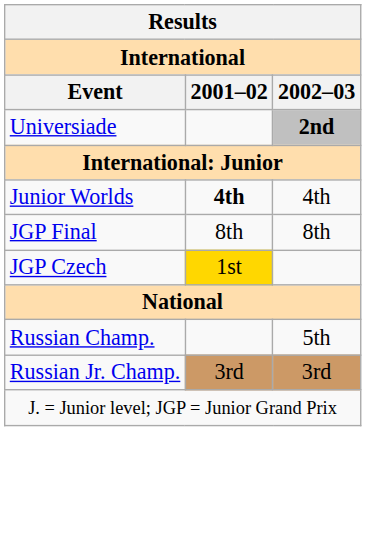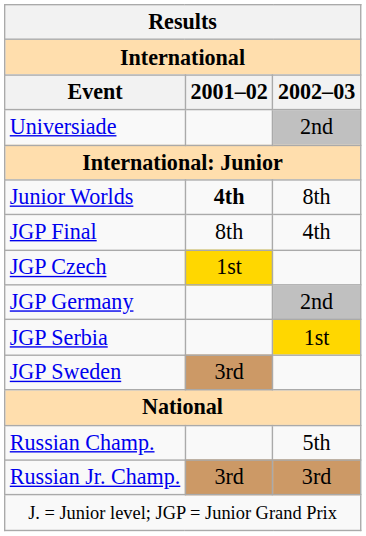(317, 127) bold -> (317, 127) normal
(317, 197) 4th -> (317, 197) 8th
(317, 232) 8th -> (317, 232) 4th
+ row: (72, 302)
+ row: (59, 337)
+ row: (65, 372)
